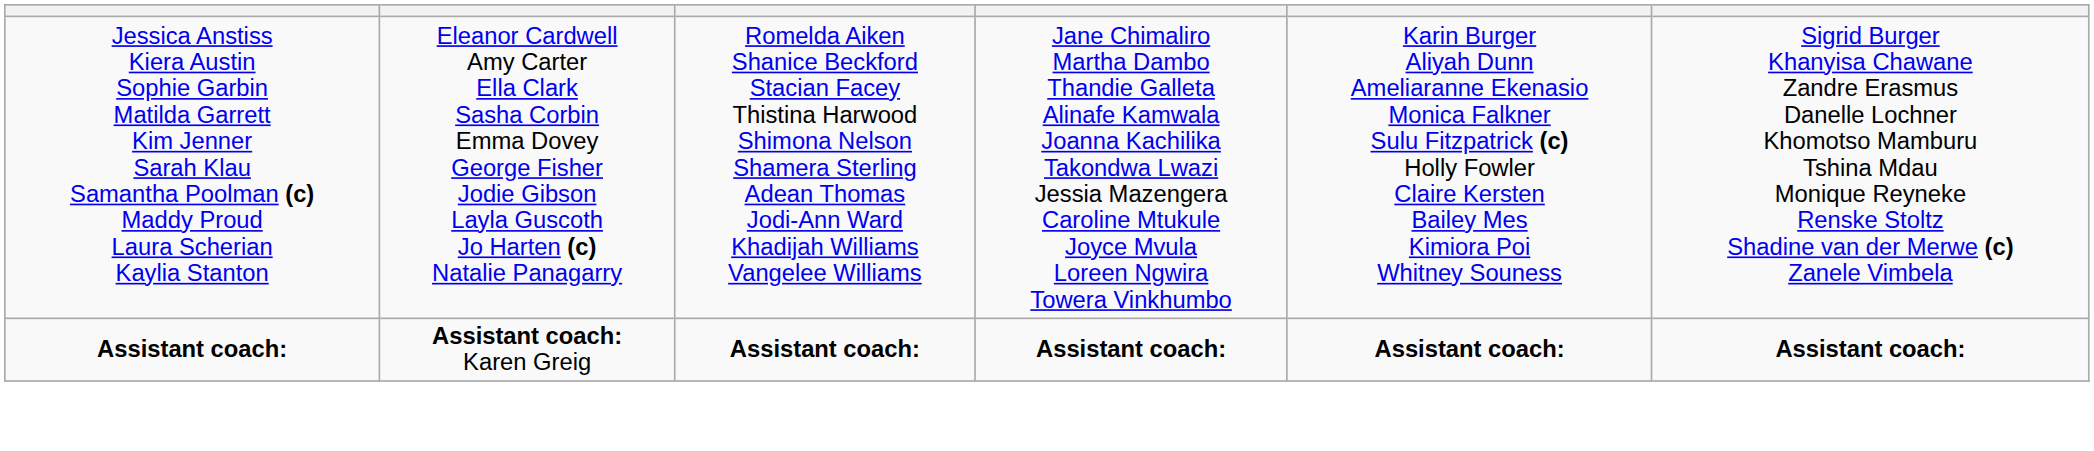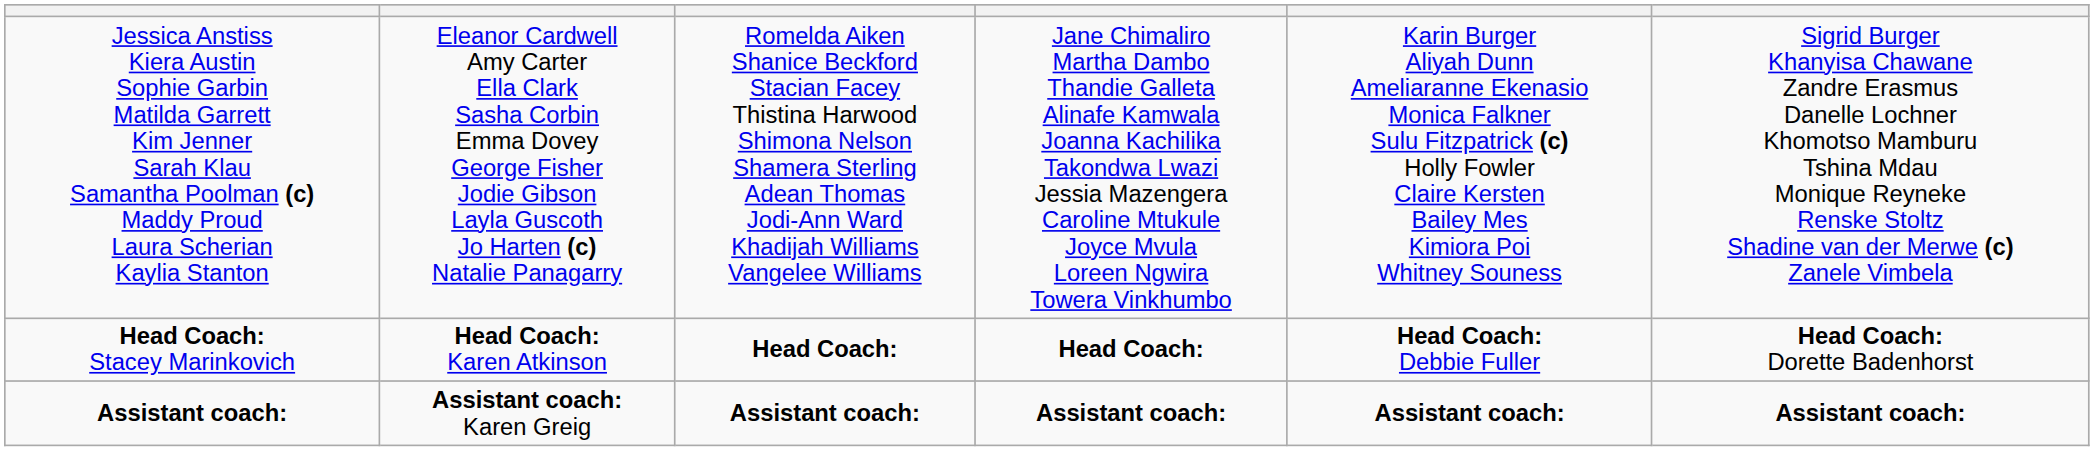+ row: (192, 350)
